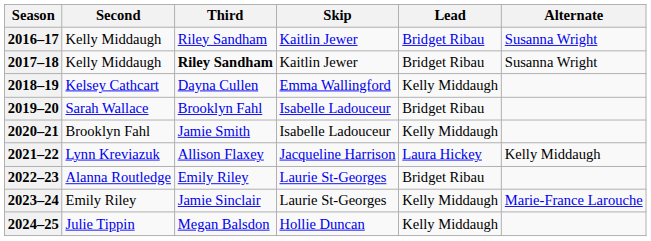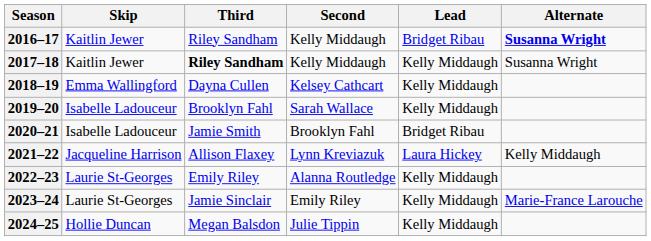columns swapped: (338, 16) <-> (118, 16)
(551, 39) normal -> (555, 39) bold
(443, 62) Bridget Ribau -> (450, 62) Kelly Middaugh
(443, 108) Bridget Ribau -> (450, 108) Kelly Middaugh
(450, 131) Kelly Middaugh -> (443, 131) Bridget Ribau
(443, 177) Bridget Ribau -> (450, 177) Kelly Middaugh
